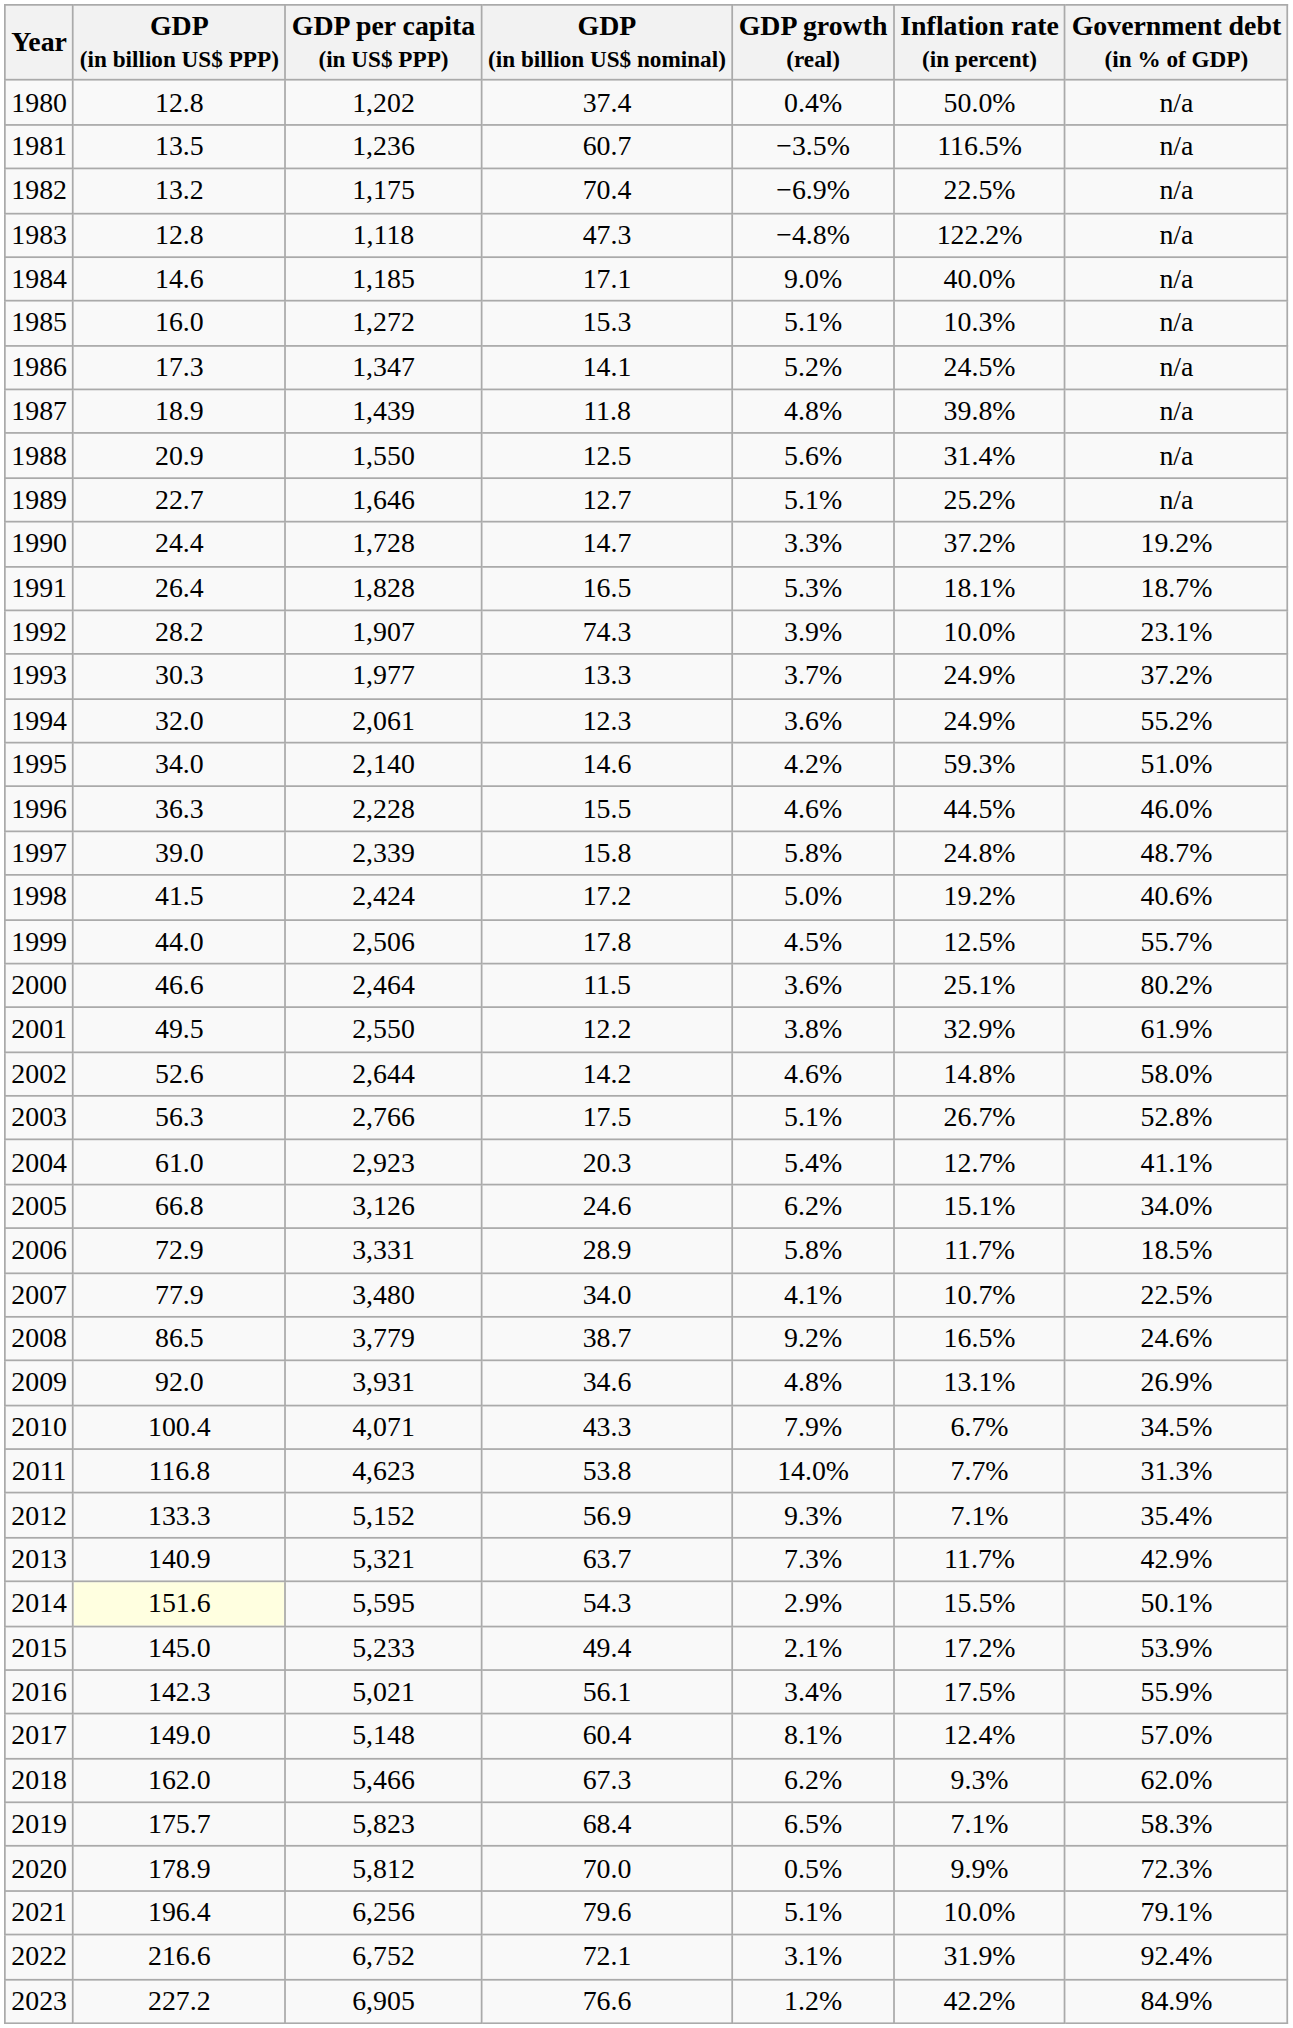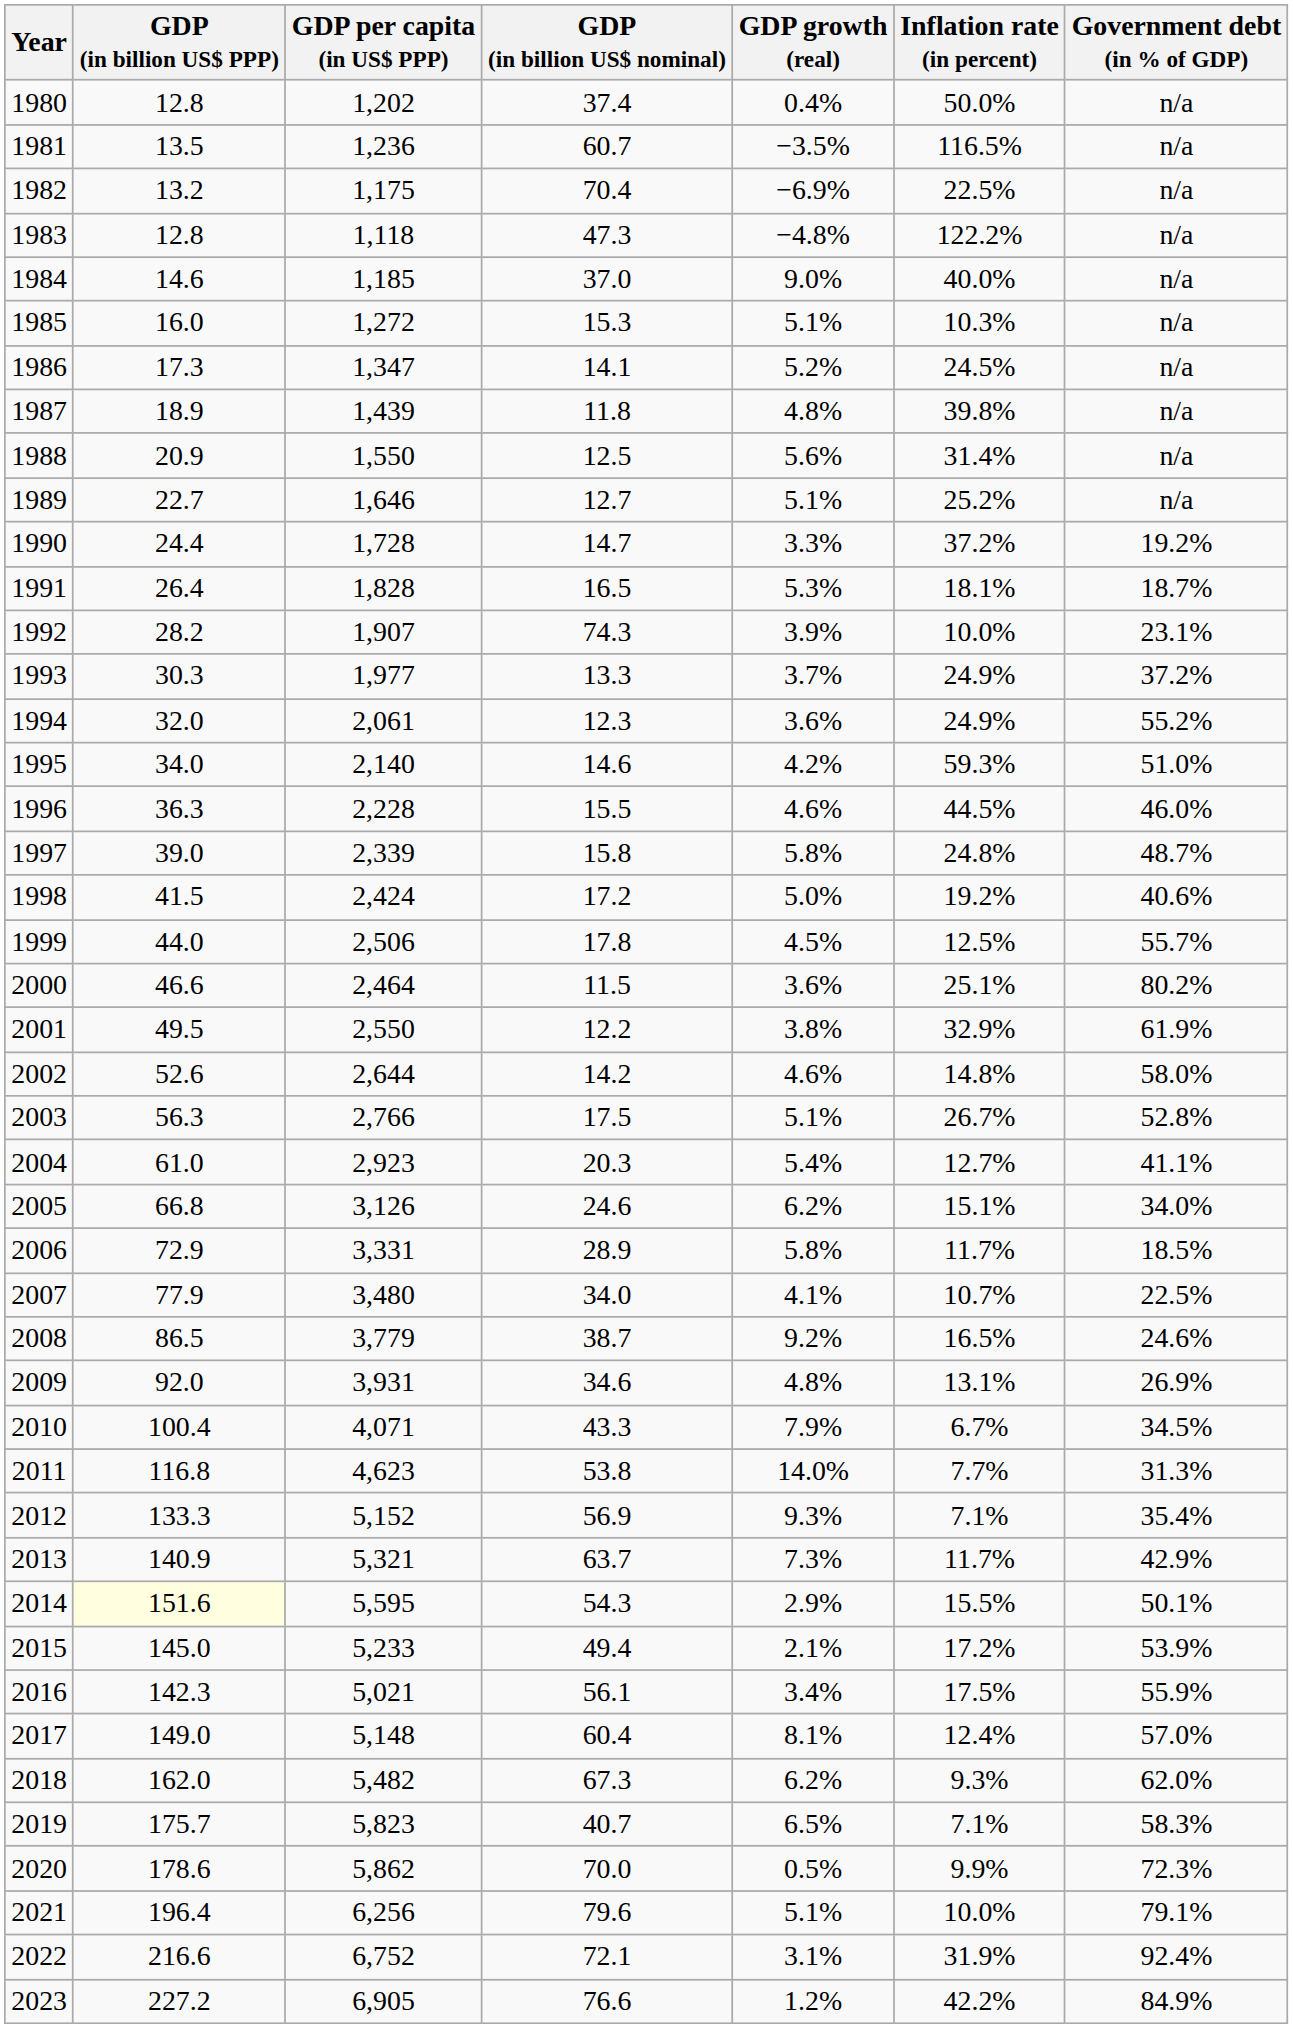(607, 278) 17.1 -> (607, 278) 37.0
(383, 1779) 5,466 -> (383, 1779) 5,482
(607, 1823) 68.4 -> (607, 1823) 40.7
(179, 1868) 178.9 -> (179, 1868) 178.6
(383, 1868) 5,812 -> (383, 1868) 5,862
